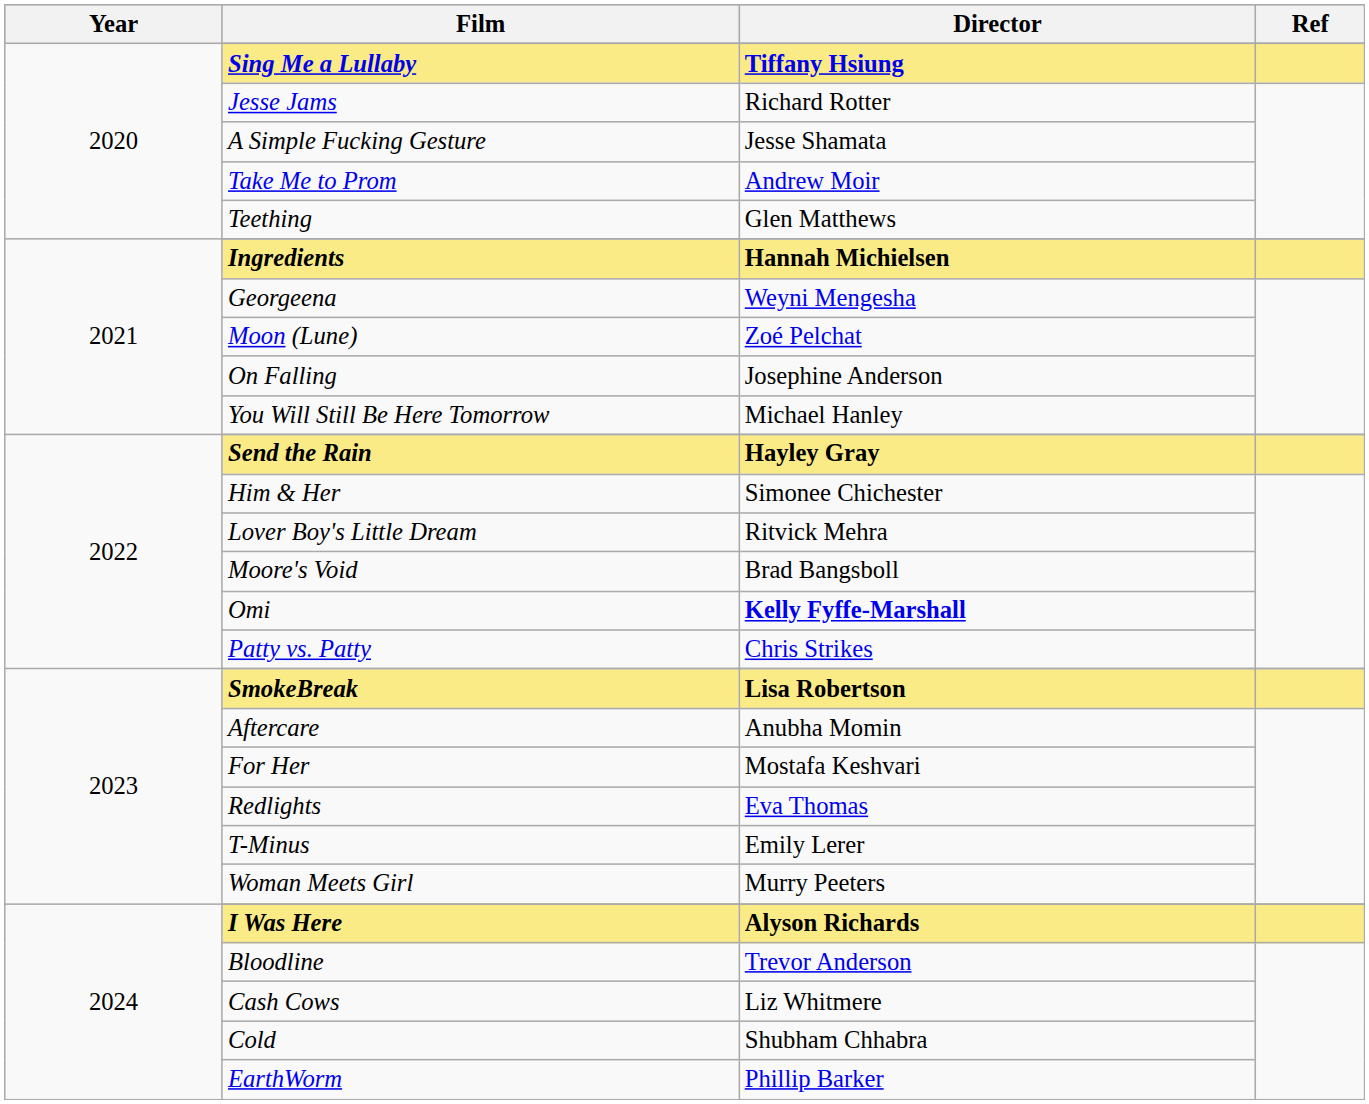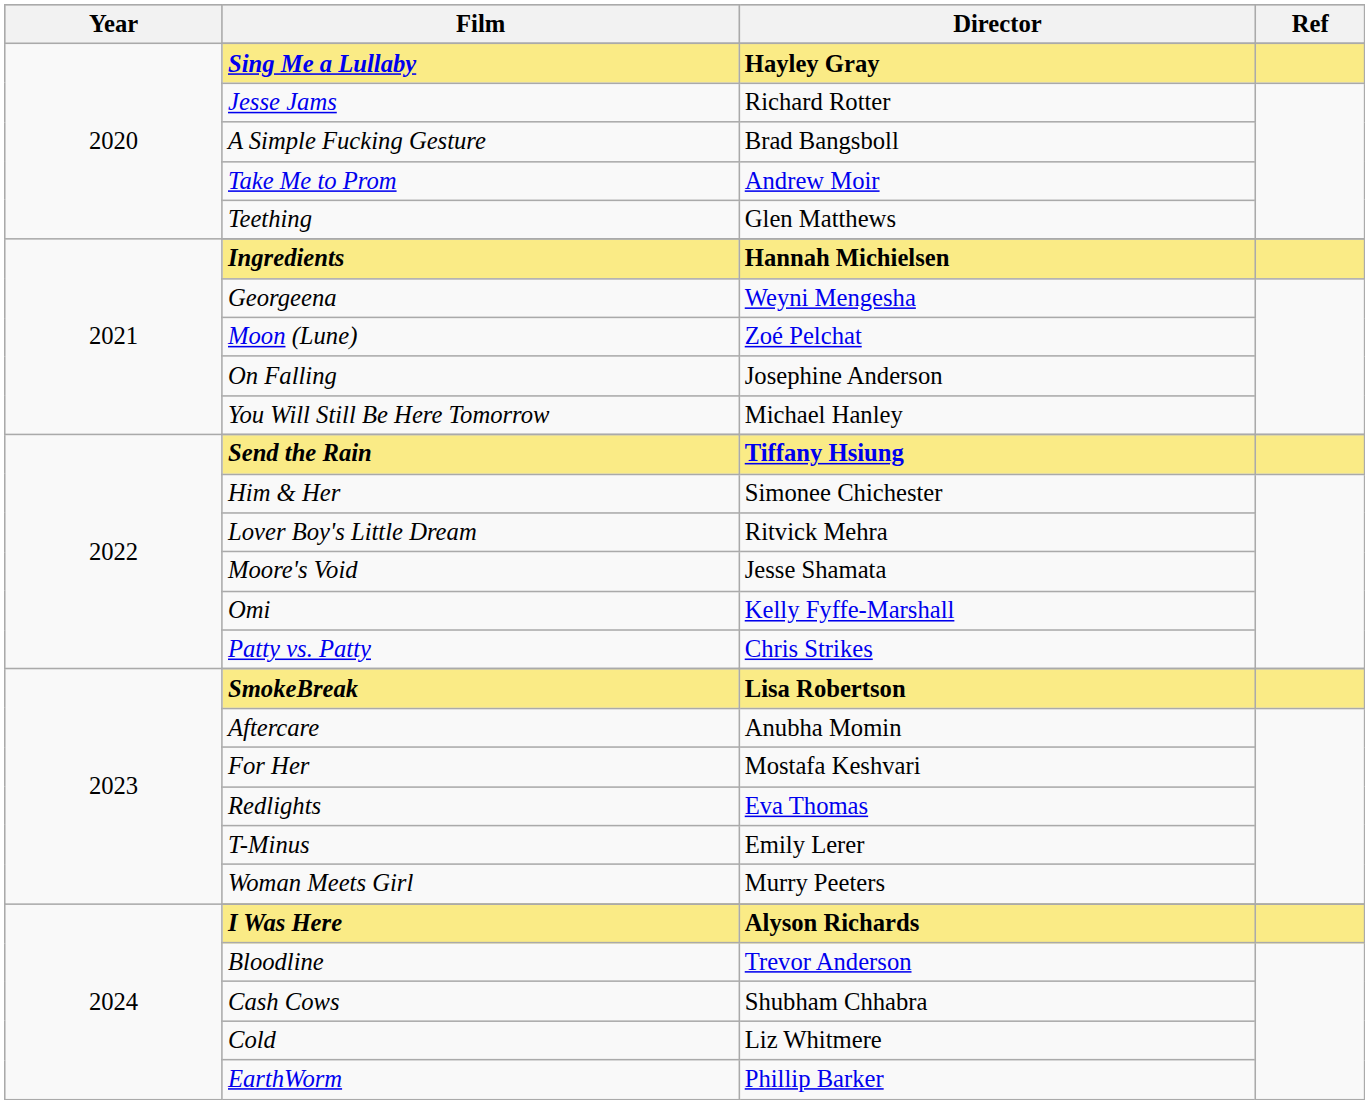(824, 63) Tiffany Hsiung -> (812, 63) Hayley Gray
(816, 141) Jesse Shamata -> (822, 141) Brad Bangsboll
(812, 453) Hayley Gray -> (824, 453) Tiffany Hsiung
(822, 571) Brad Bangsboll -> (816, 571) Jesse Shamata
(855, 610) bold -> (850, 610) normal
(813, 1000) Liz Whitmere -> (836, 1000) Shubham Chhabra
(836, 1040) Shubham Chhabra -> (813, 1040) Liz Whitmere
